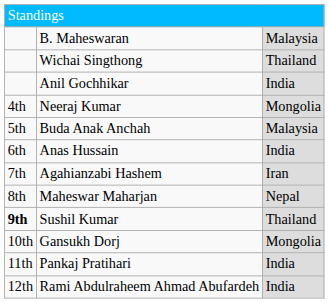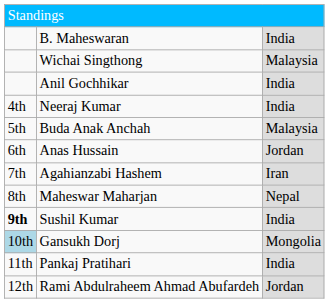(292, 38) Malaysia -> (280, 38) India
(291, 60) Thailand -> (292, 60) Malaysia
(293, 106) Mongolia -> (280, 106) India
(280, 151) India -> (285, 151) Jordan
(291, 219) Thailand -> (280, 219) India
(20, 241) no background -> (20, 241) lightblue background
(280, 286) India -> (285, 286) Jordan
